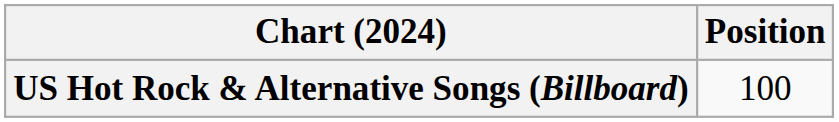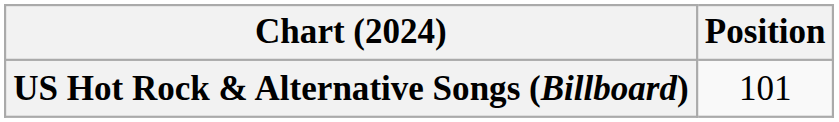(765, 87) 100 -> (765, 87) 101
